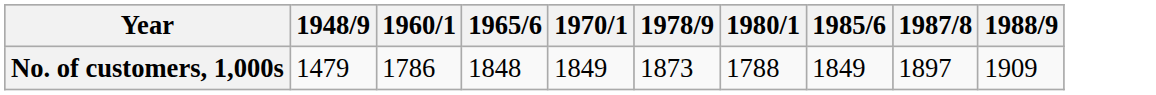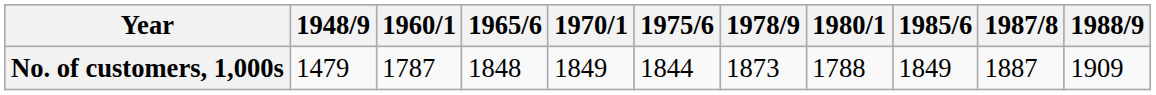+ column: (677, 25)
(409, 67) 1786 -> (409, 67) 1787
(925, 67) 1897 -> (1011, 67) 1887
